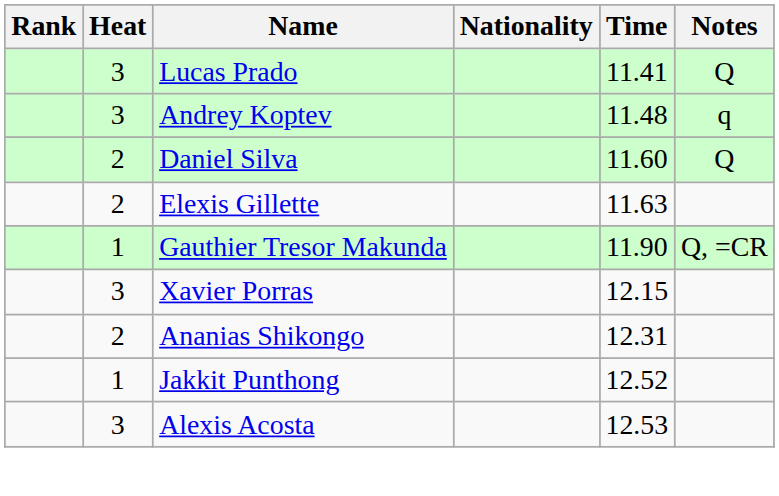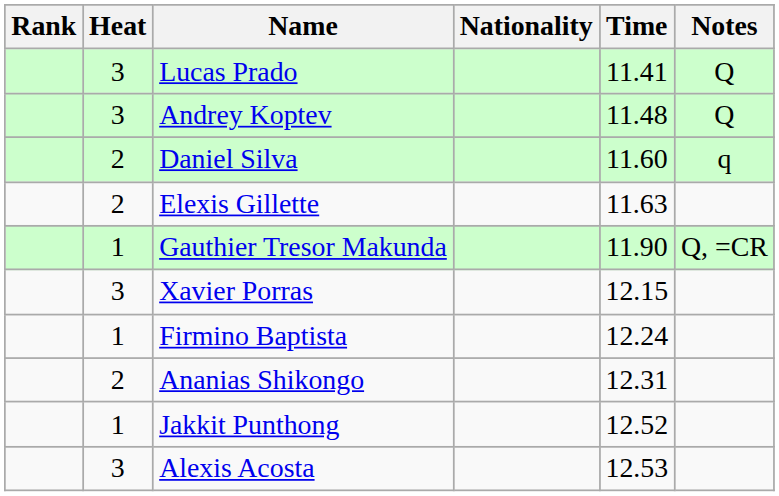(724, 114) q -> (724, 114) Q
(724, 159) Q -> (724, 159) q
+ row: (253, 335)
